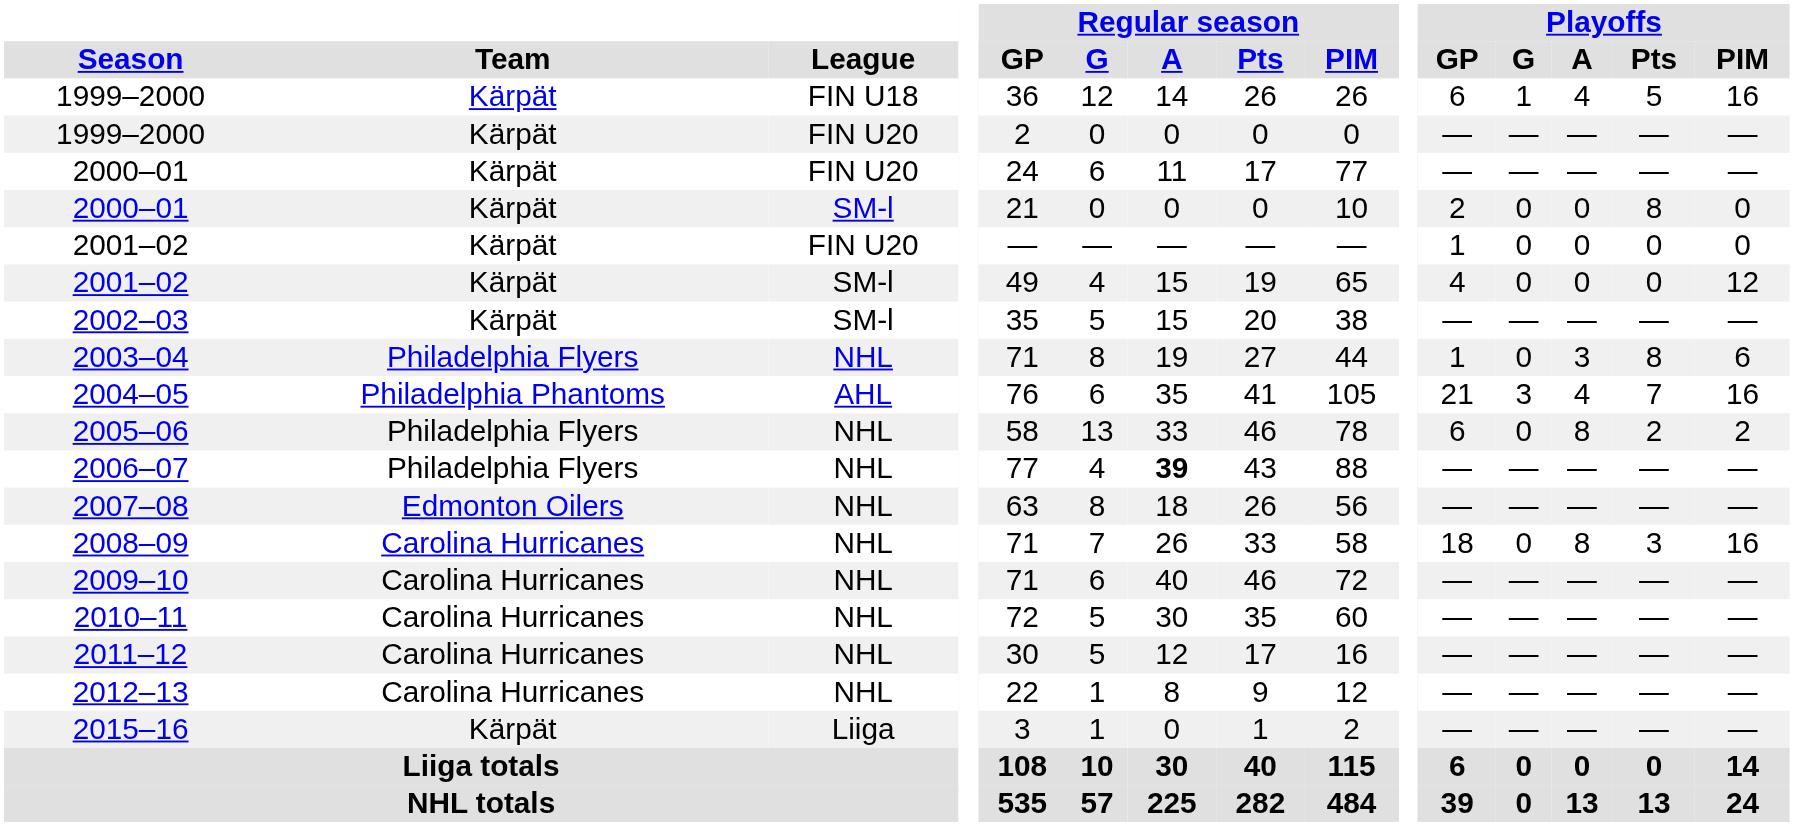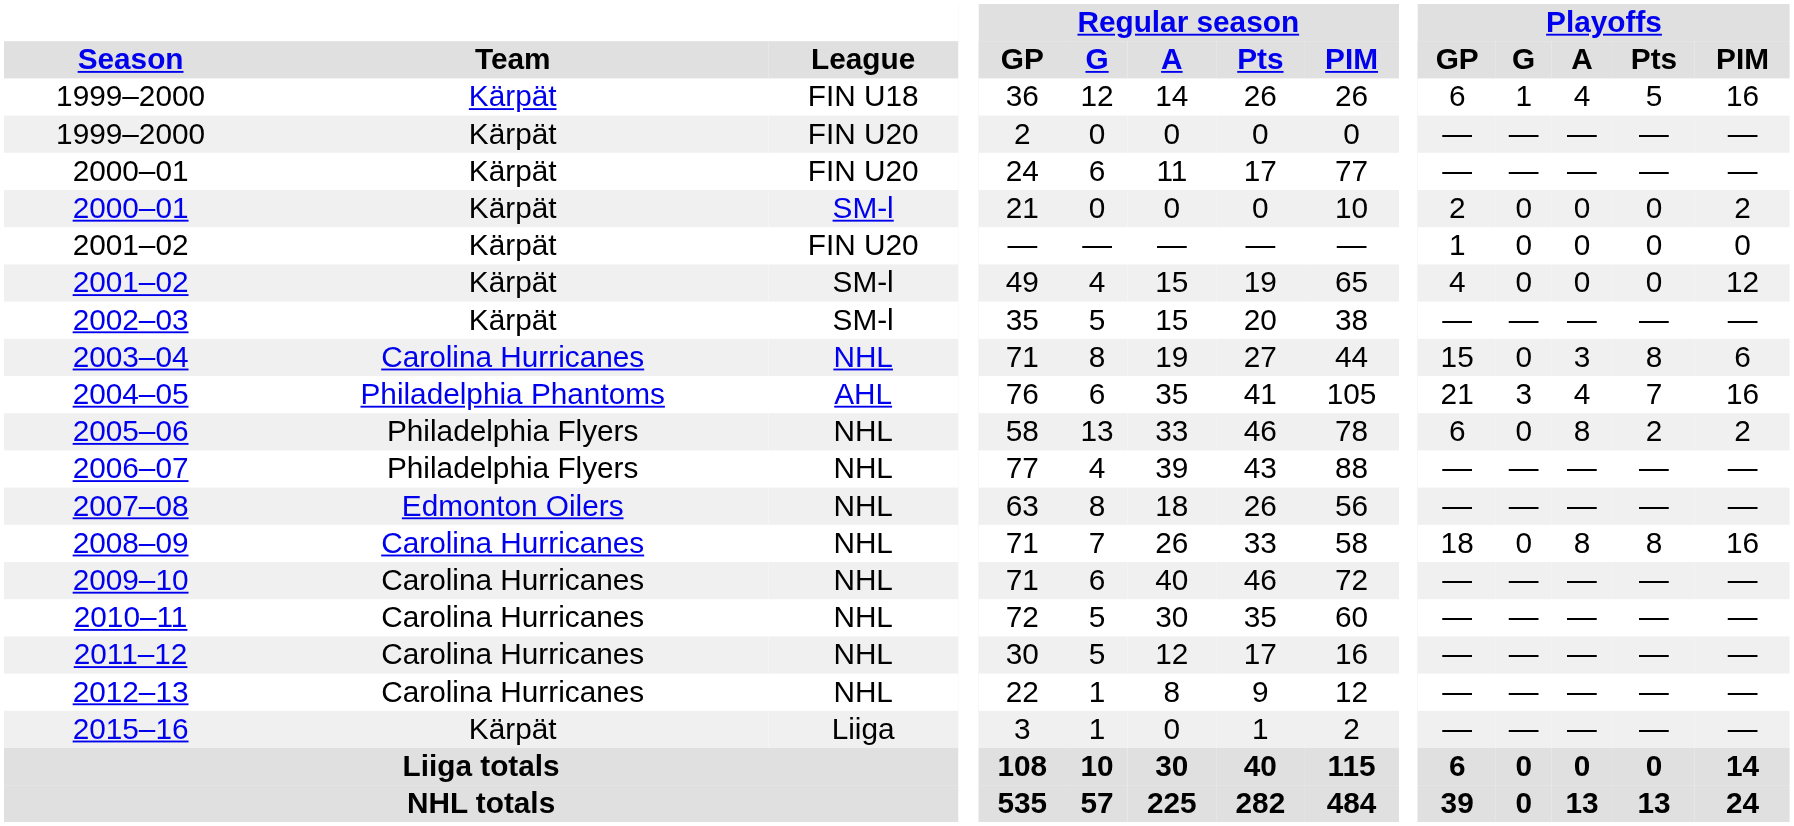(1654, 208) 8 -> (1654, 208) 0
(1743, 208) 0 -> (1743, 208) 2
(513, 356) Philadelphia Flyers -> (513, 356) Carolina Hurricanes
(1457, 356) 1 -> (1457, 356) 15
(1172, 468) bold -> (1172, 468) normal
(1654, 542) 3 -> (1654, 542) 8
